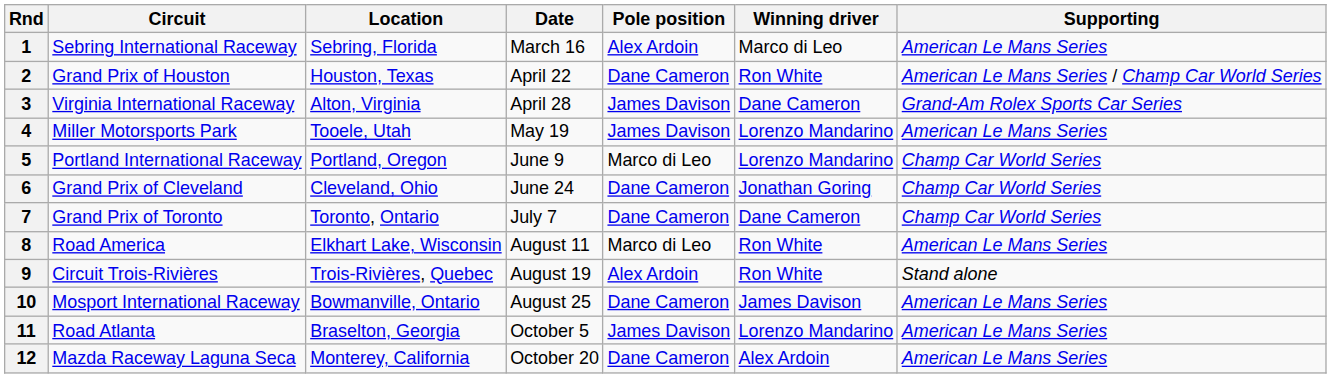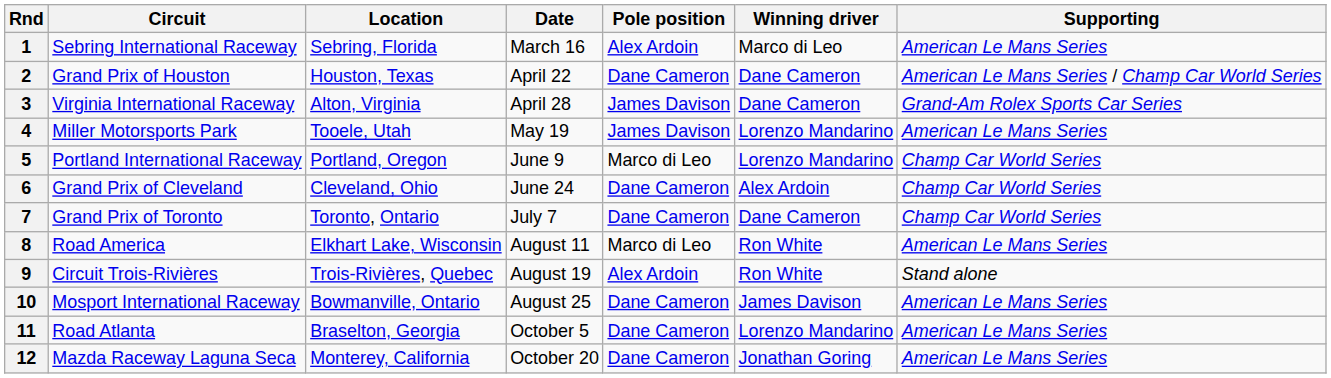(781, 75) Ron White -> (799, 75) Dane Cameron
(805, 188) Jonathan Goring -> (784, 188) Alex Ardoin
(669, 330) James Davison -> (668, 330) Dane Cameron
(784, 358) Alex Ardoin -> (805, 358) Jonathan Goring
